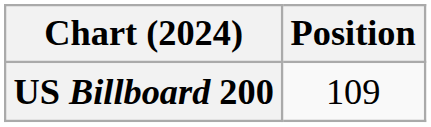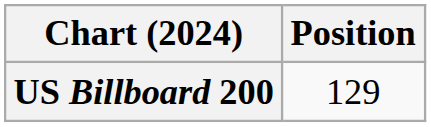(353, 90) 109 -> (353, 90) 129
